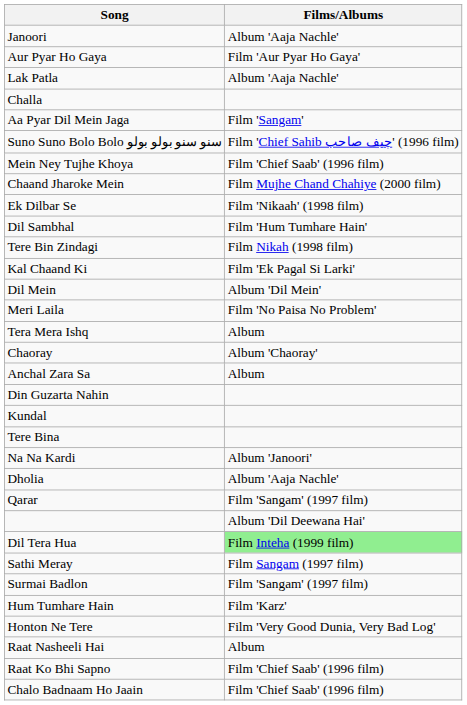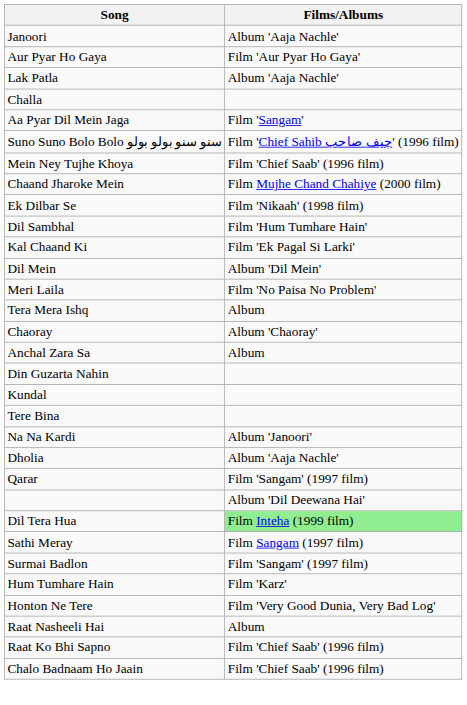- row: (53, 247)
